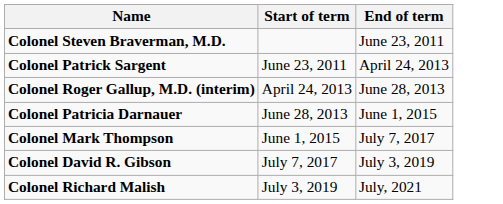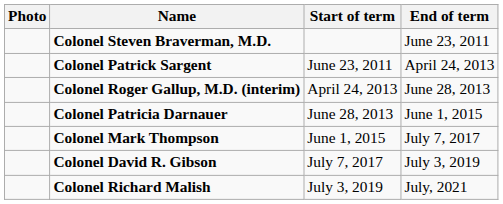+ column: (27, 16)
